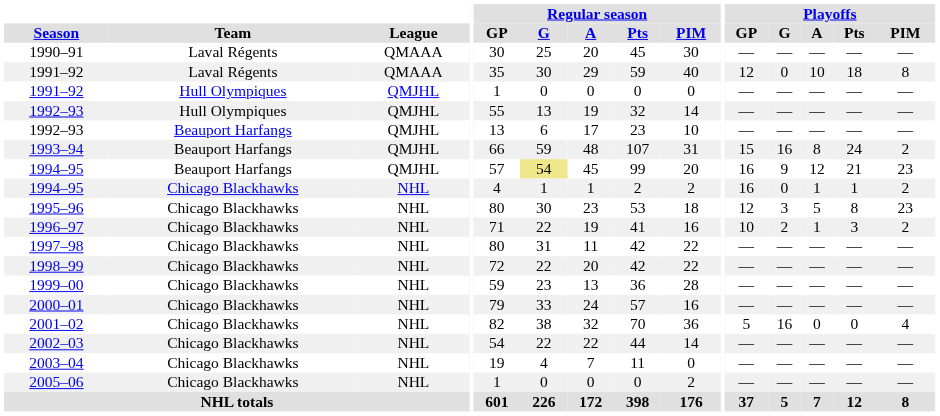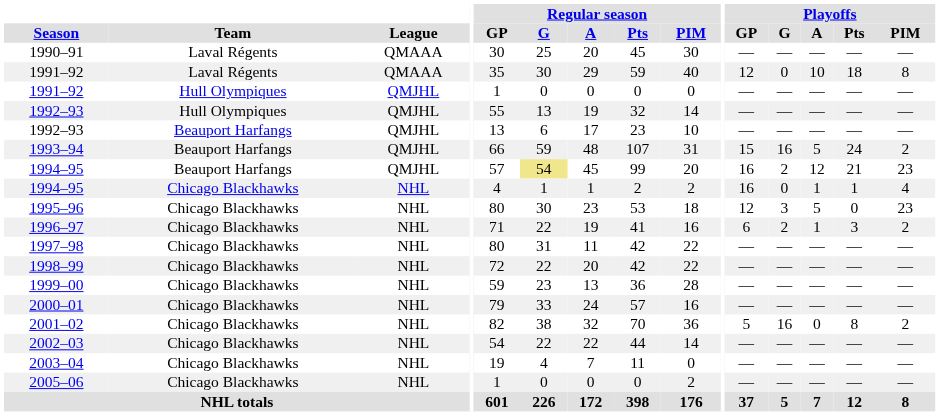(817, 149) 8 -> (817, 149) 5
(784, 168) 9 -> (784, 168) 2
(905, 188) 2 -> (905, 188) 4
(854, 207) 8 -> (854, 207) 0
(746, 227) 10 -> (746, 227) 6
(854, 324) 0 -> (854, 324) 8
(905, 324) 4 -> (905, 324) 2
